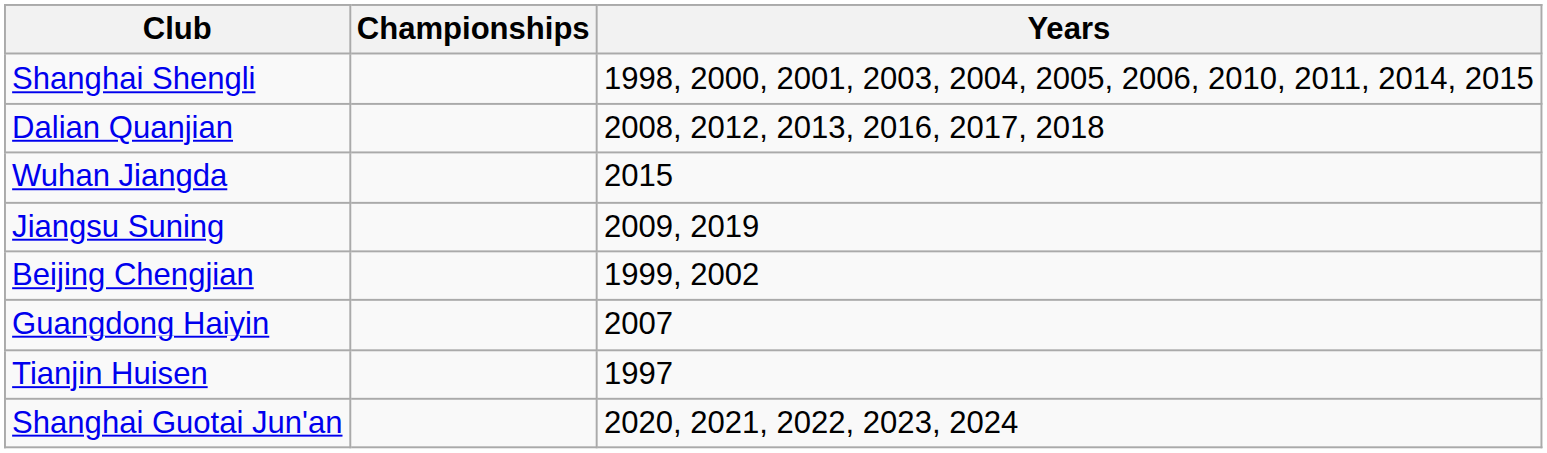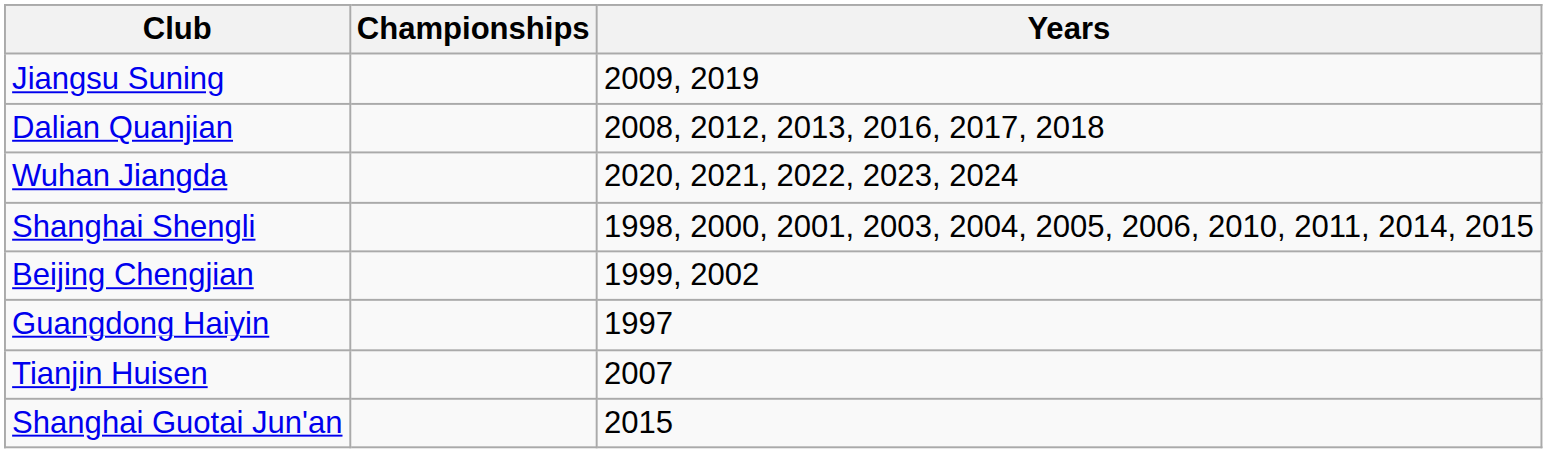rows swapped: (134, 78) <-> (118, 226)
(638, 176) 2015 -> (811, 176) 2020, 2021, 2022, 2023, 2024
(638, 324) 2007 -> (638, 324) 1997
(638, 373) 1997 -> (638, 373) 2007
(811, 422) 2020, 2021, 2022, 2023, 2024 -> (638, 422) 2015
